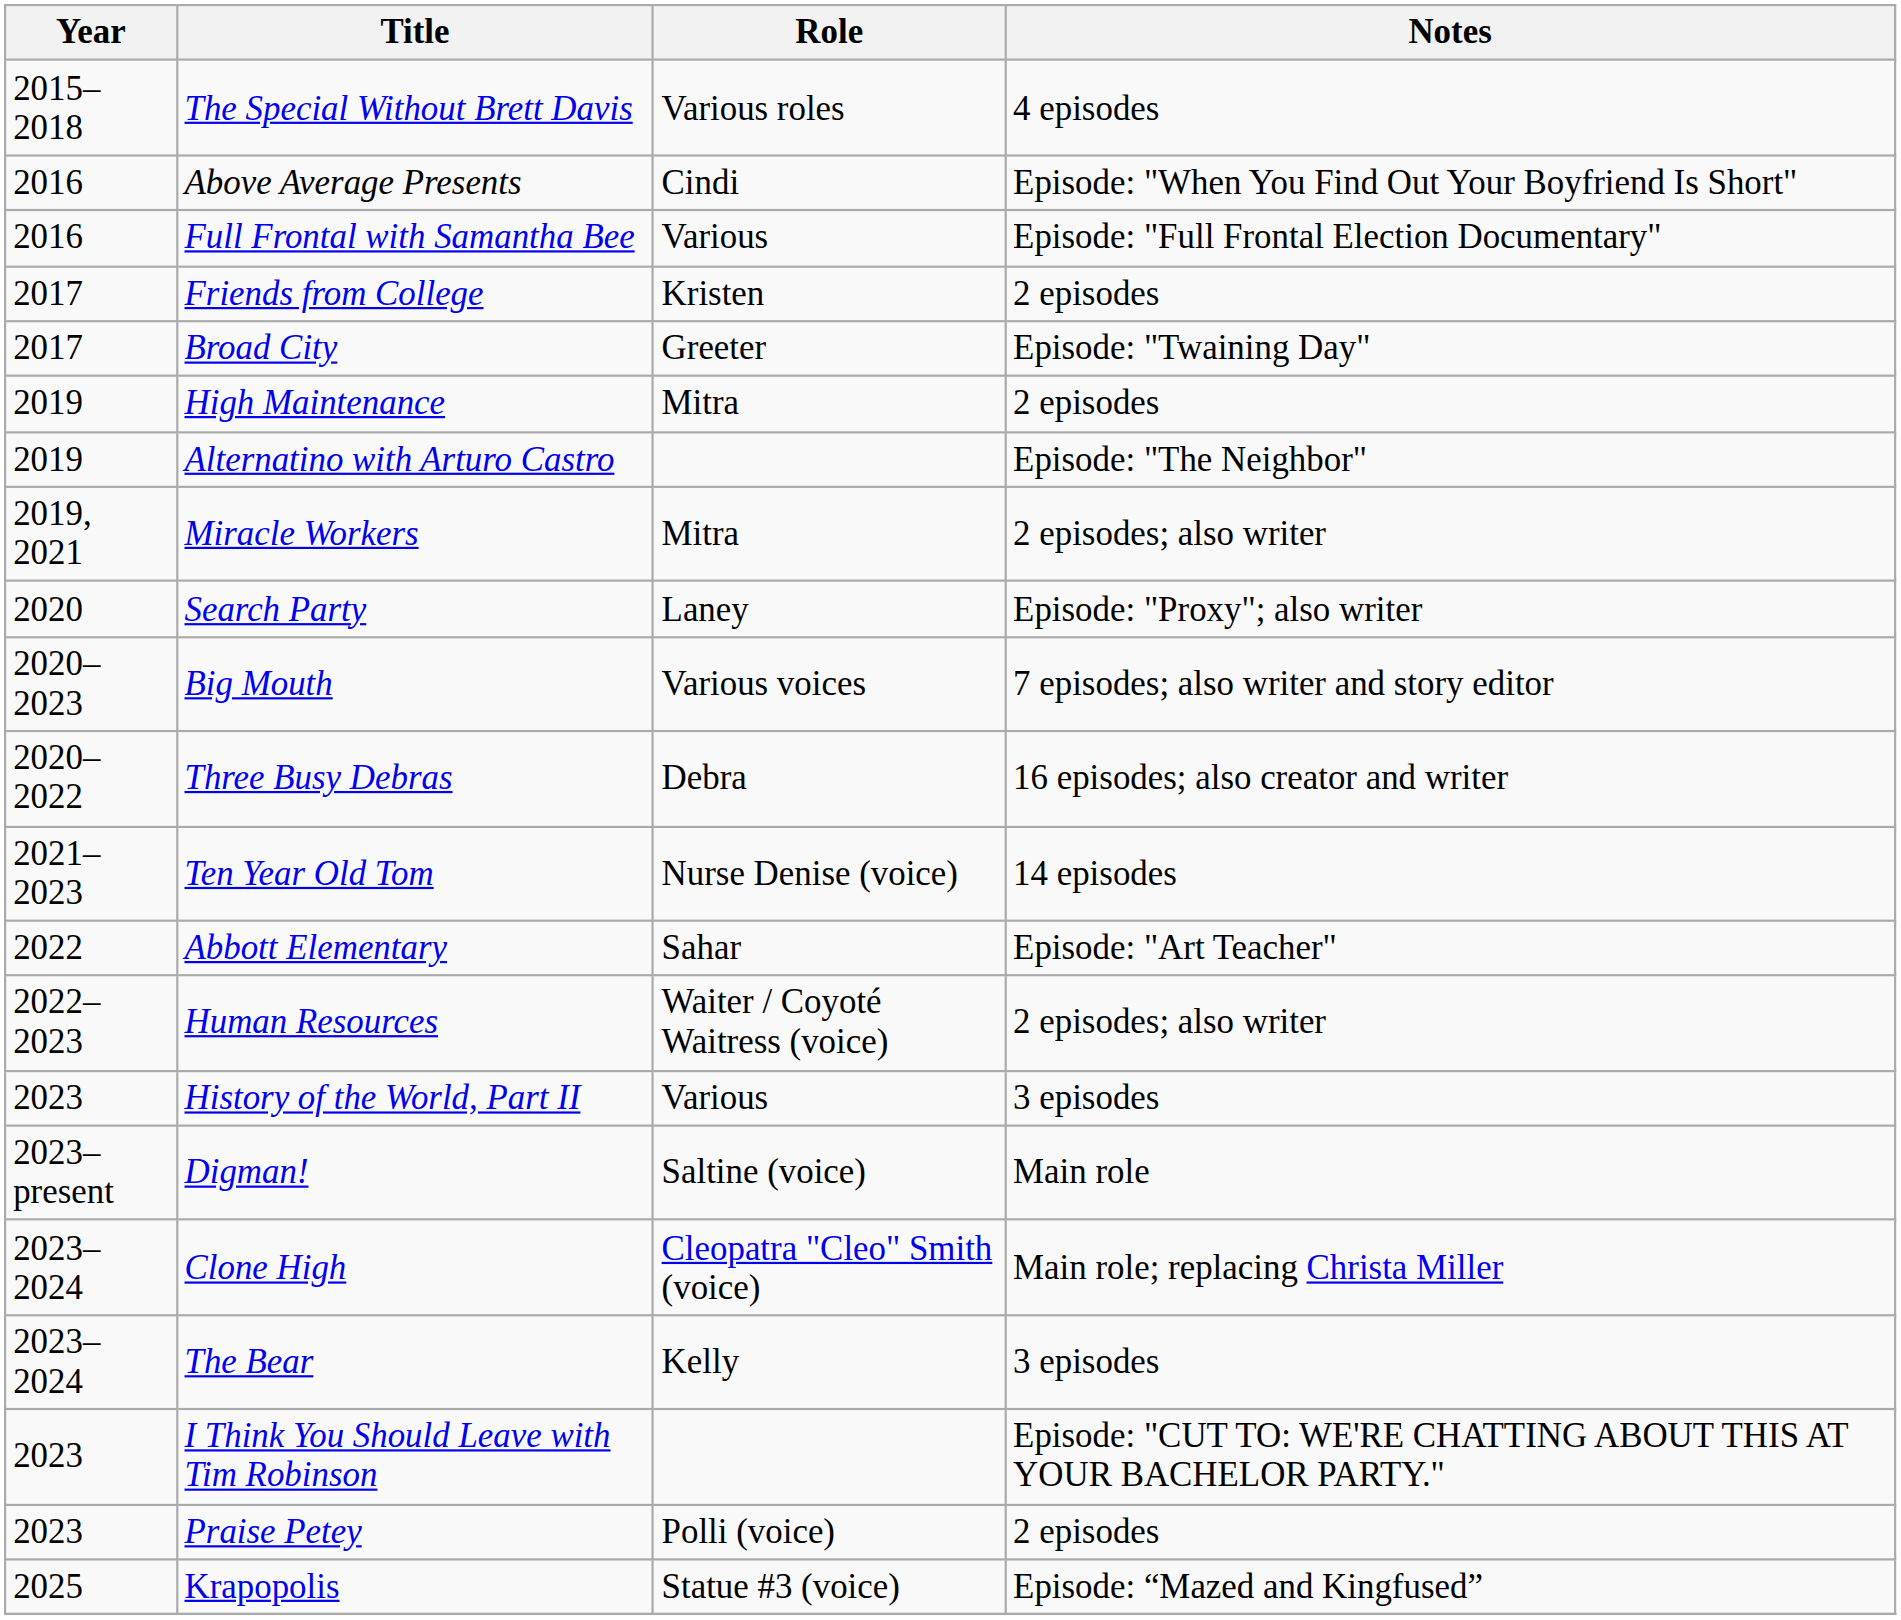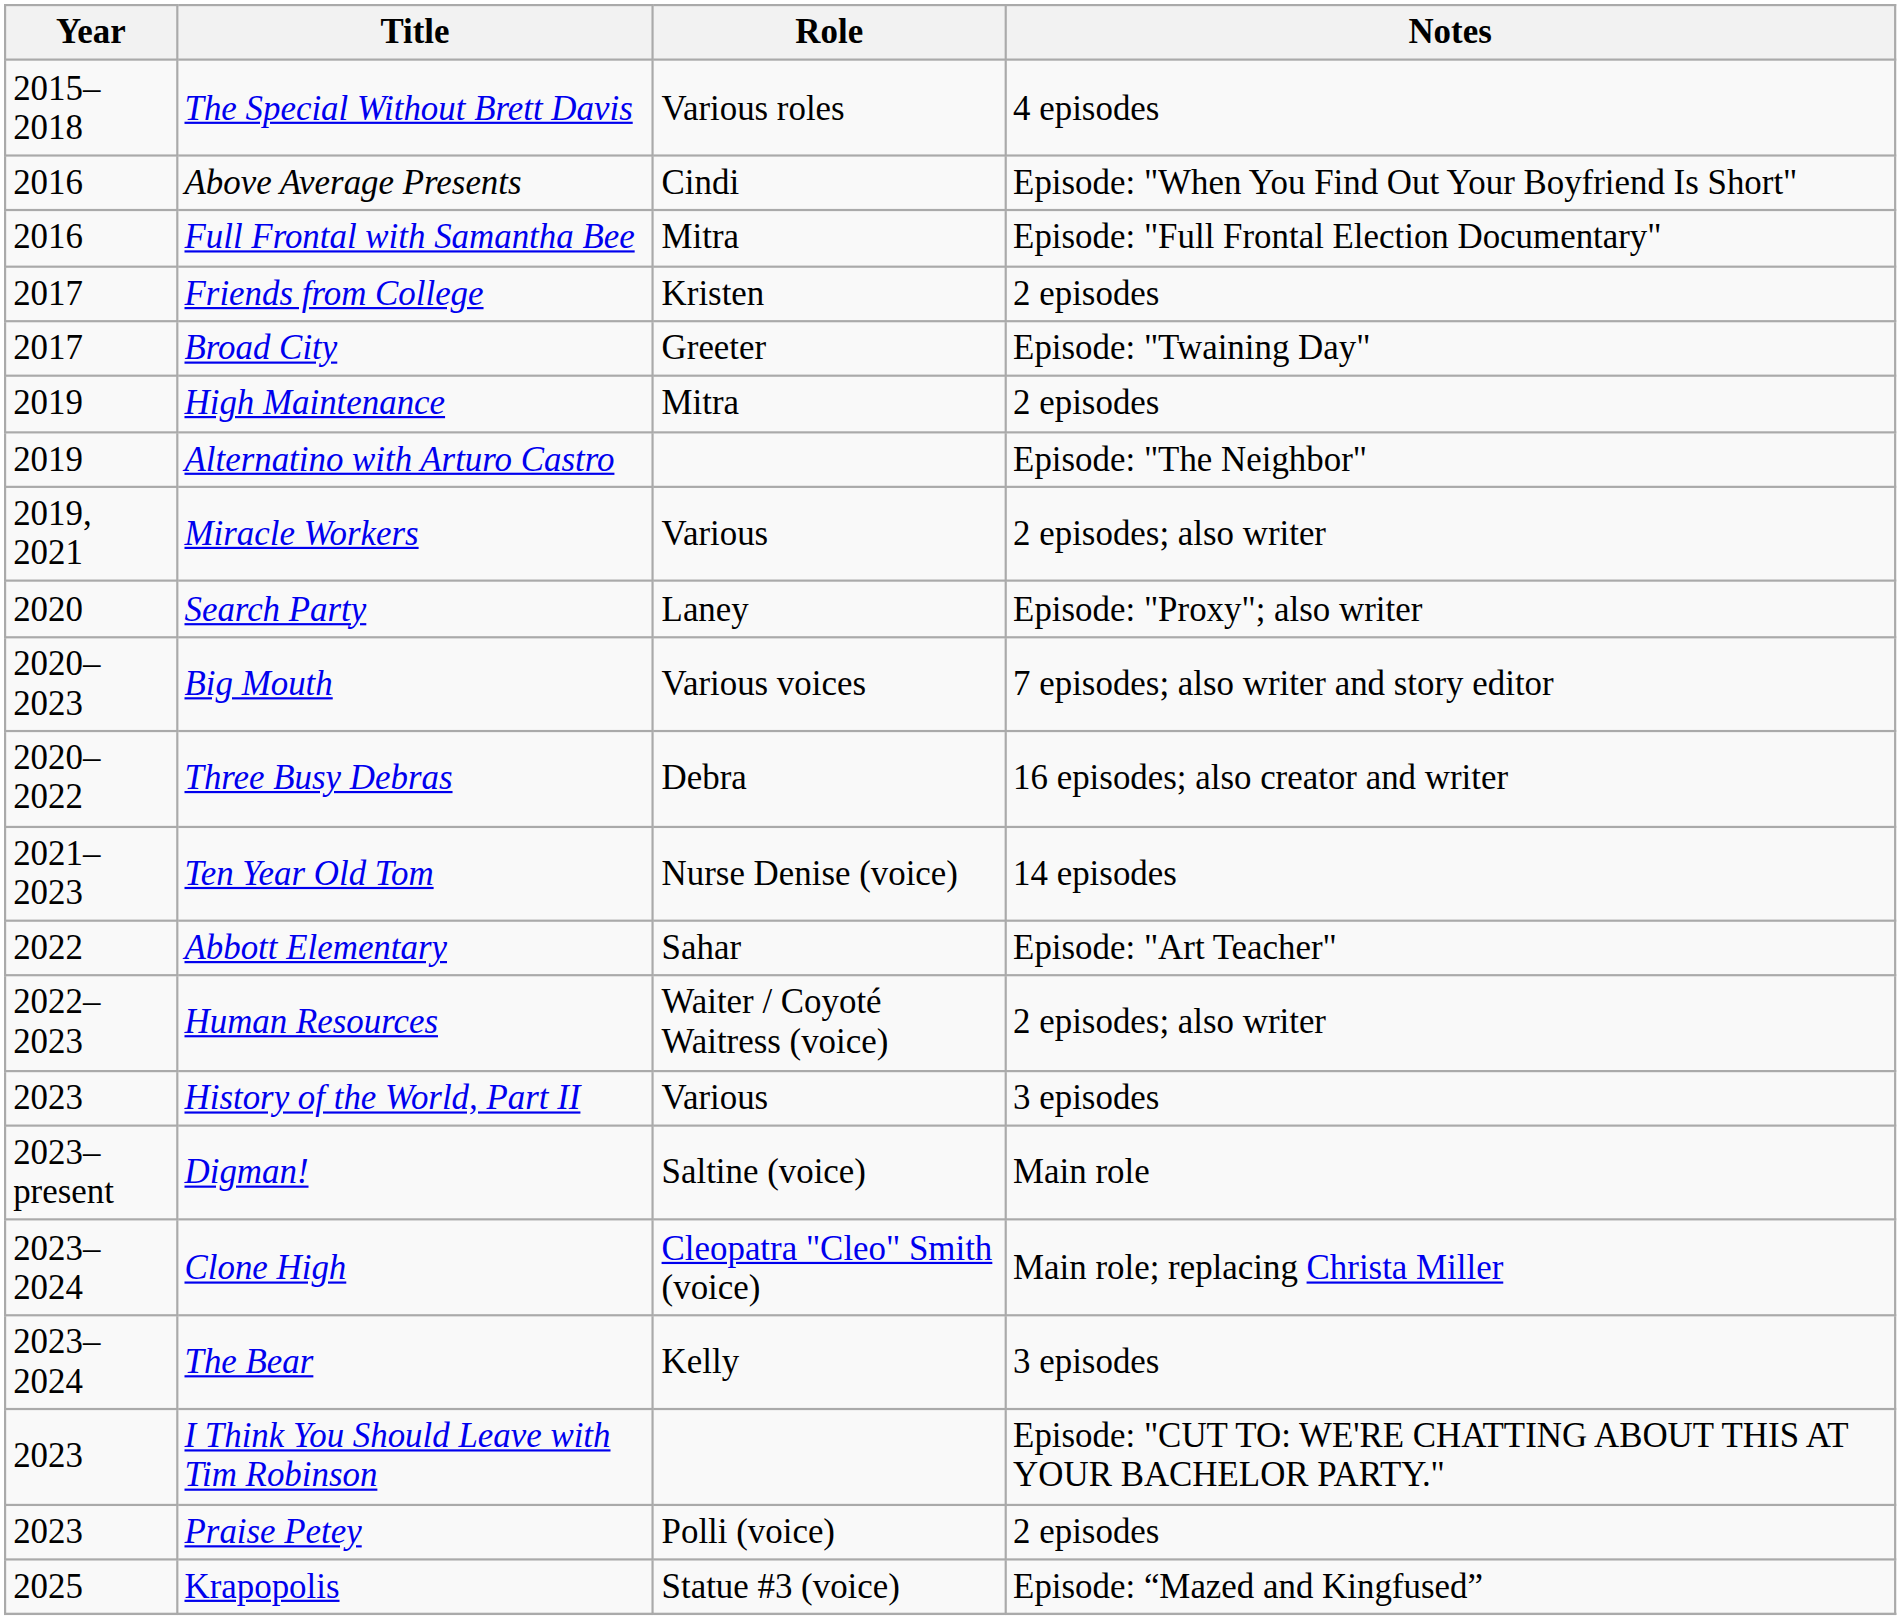(715, 237) Various -> (700, 237) Mitra
(700, 533) Mitra -> (715, 533) Various
